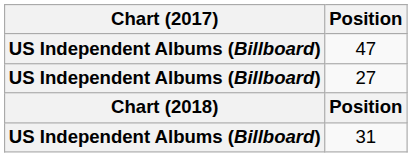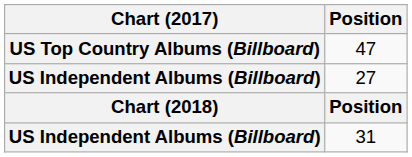(165, 48) US Independent Albums (Billboard) -> (165, 48) US Top Country Albums (Billboard)
